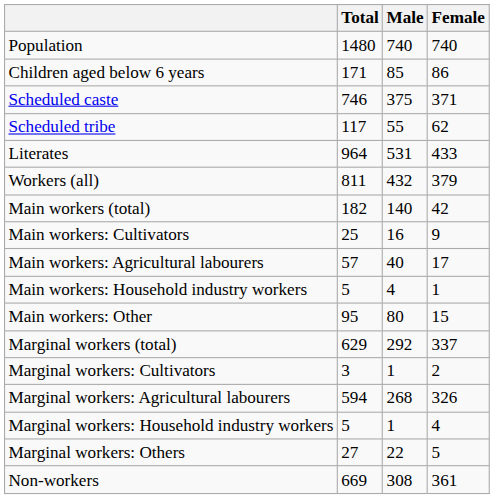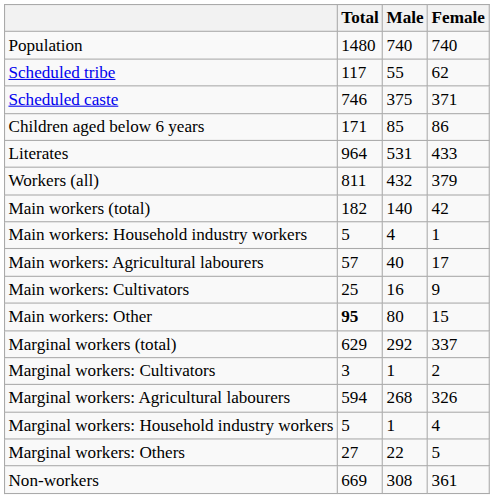rows swapped: (106, 72) <-> (62, 126)
rows swapped: (99, 235) <-> (158, 289)
(350, 316) normal -> (350, 316) bold
